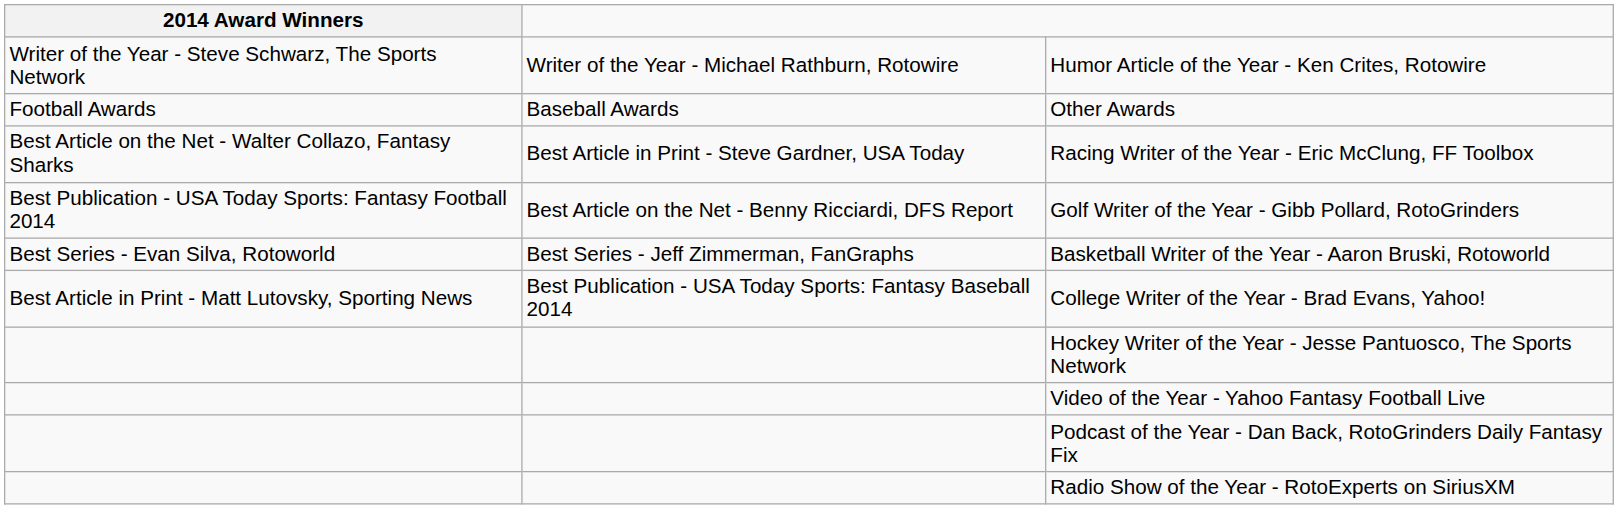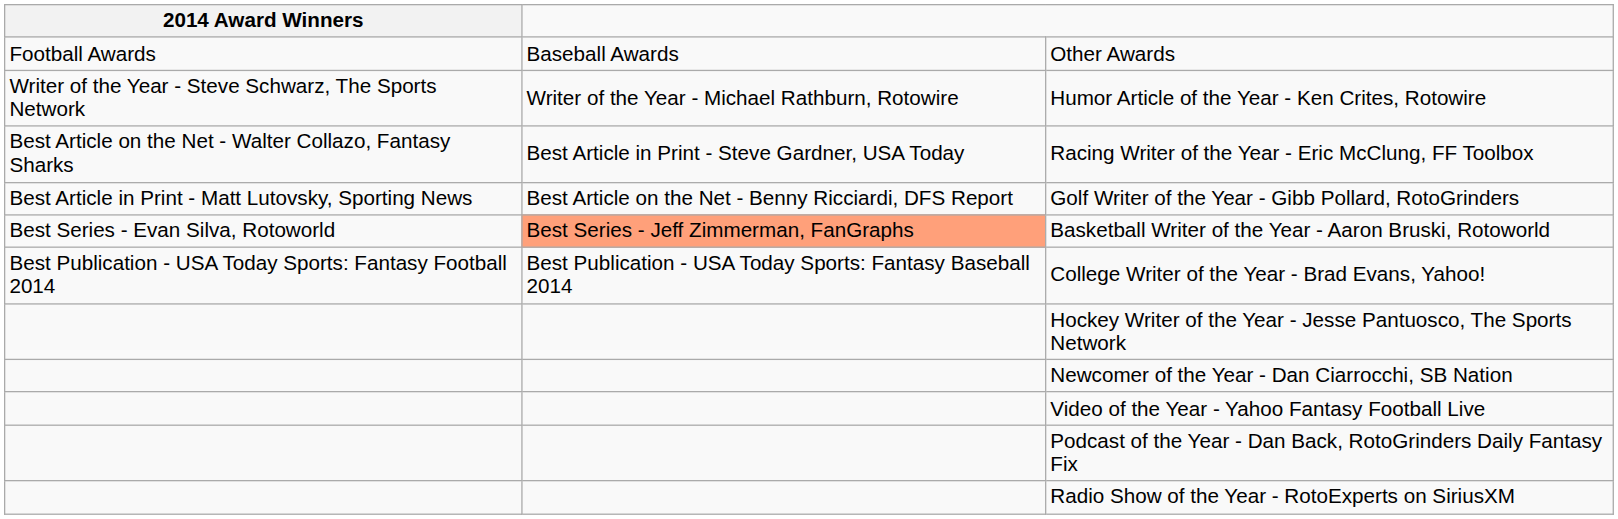rows swapped: (1113, 109) <-> (1268, 65)
(258, 209) Best Publication - USA Today Sports: Fantasy Football 2014 -> (241, 198) Best Article in Print - Matt Lutovsky, Sporting News
(720, 254) no background -> (720, 230) lightsalmon background
(241, 298) Best Article in Print - Matt Lutovsky, Sporting News -> (258, 275) Best Publication - USA Today Sports: Fantasy Football 2014
+ row: (1281, 375)
